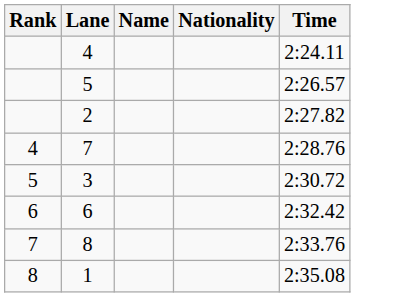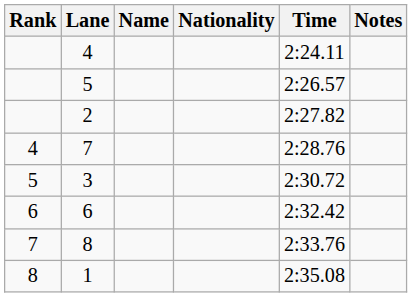+ column: (378, 20)
